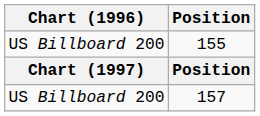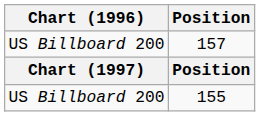rows swapped: (211, 44) <-> (211, 97)
